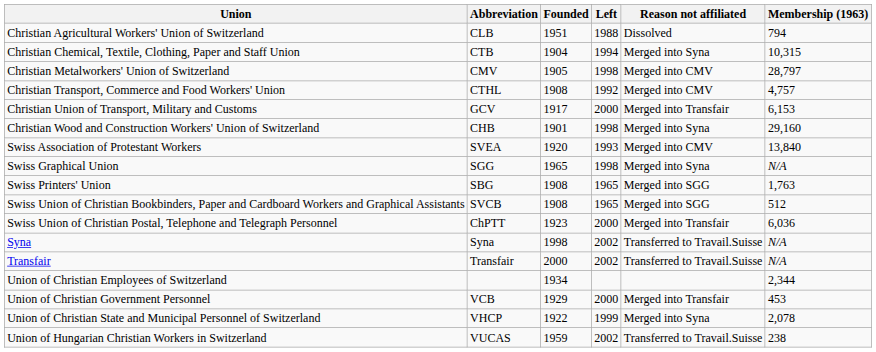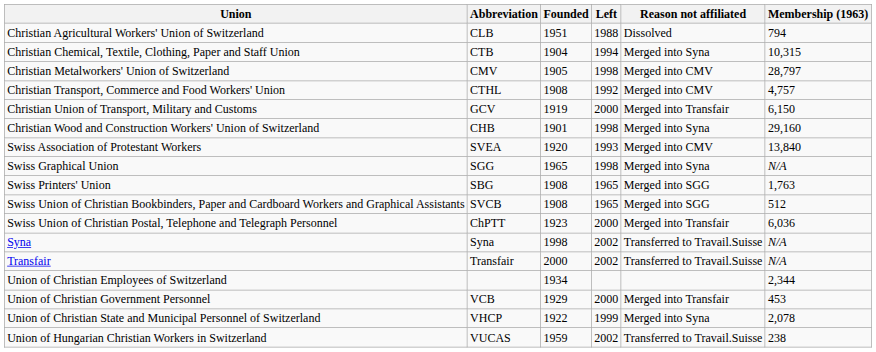(555, 109) 1917 -> (555, 109) 1919
(781, 109) 6,153 -> (781, 109) 6,150
